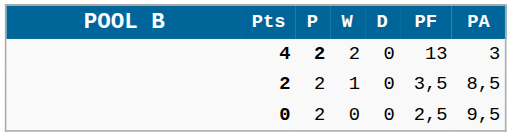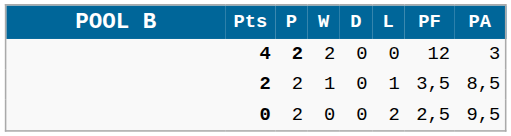+ column: (388, 22)
(436, 54) 13 -> (439, 54) 12
